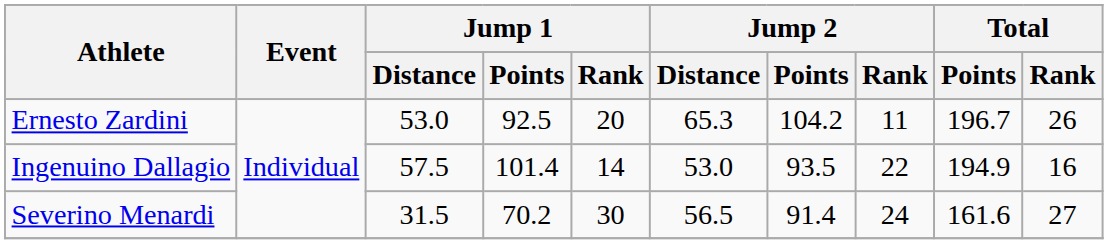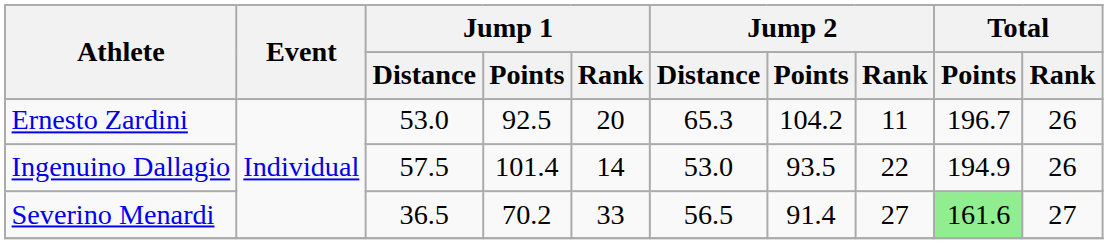(1062, 167) 16 -> (1062, 167) 26
(424, 214) 31.5 -> (424, 214) 36.5
(611, 214) 30 -> (611, 214) 33
(895, 214) 24 -> (895, 214) 27
(979, 214) no background -> (979, 214) lightgreen background
